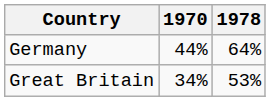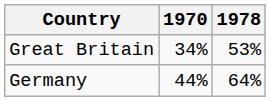rows swapped: (82, 80) <-> (48, 50)
